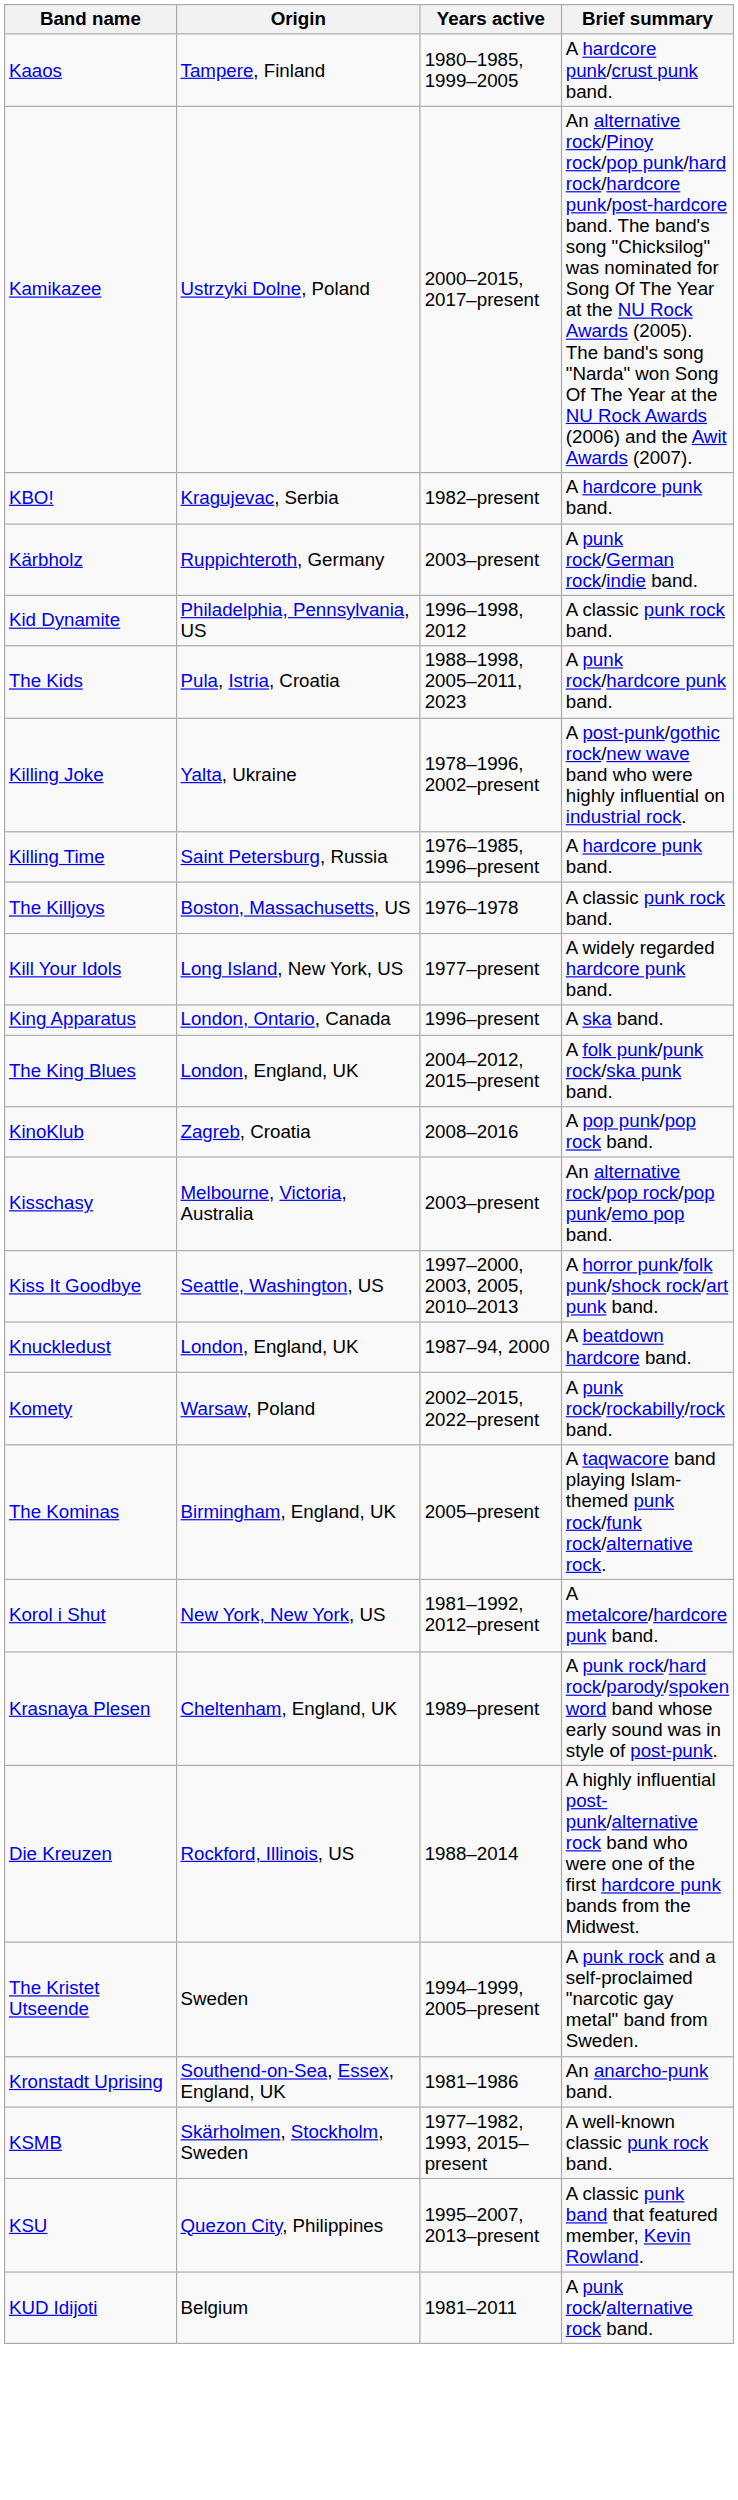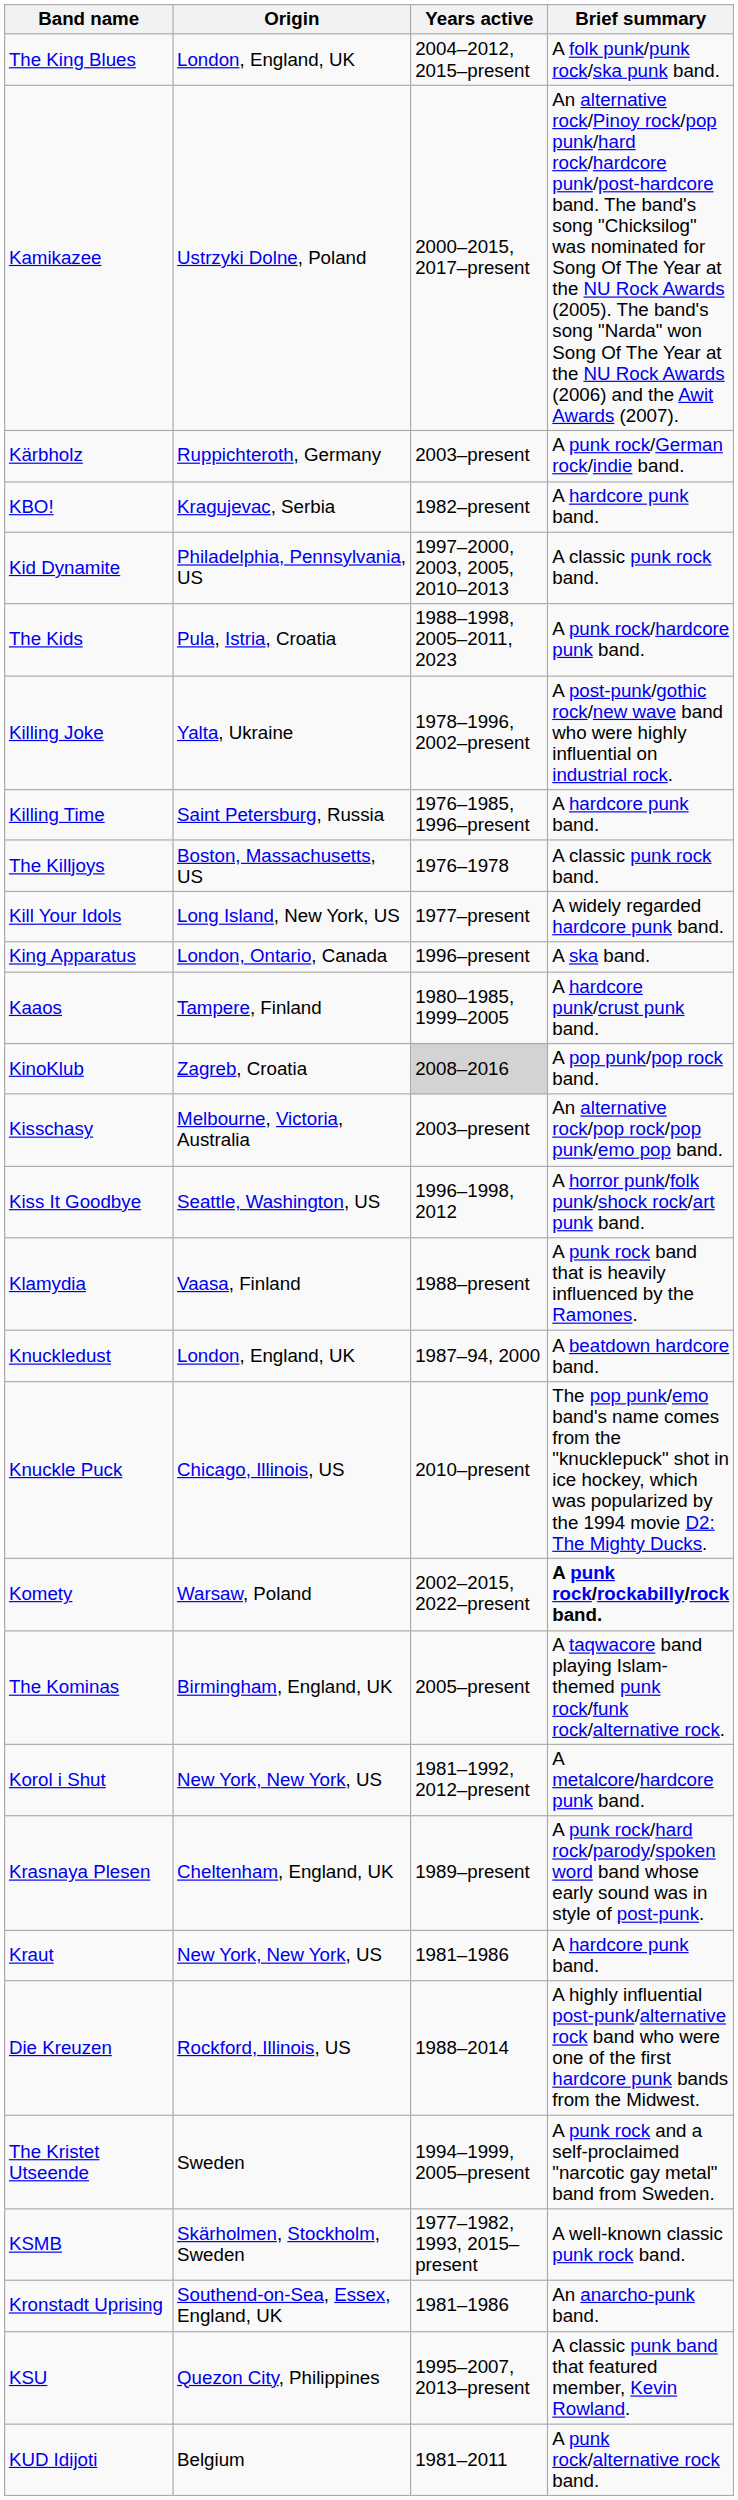rows swapped: (35, 70) <-> (72, 1070)
rows swapped: (46, 559) <-> (31, 498)
(474, 620) 1996–1998, 2012 -> (465, 567) 1997–2000, 2003, 2005, 2010–2013
(472, 1131) no background -> (462, 1068) lightgrey background
(474, 1286) 1997–2000, 2003, 2005, 2010–2013 -> (465, 1201) 1996–1998, 2012
+ row: (47, 1284)
+ row: (66, 1469)
(645, 1408) normal -> (641, 1594) bold
+ row: (31, 1955)
rows swapped: (86, 2081) <-> (35, 2142)
